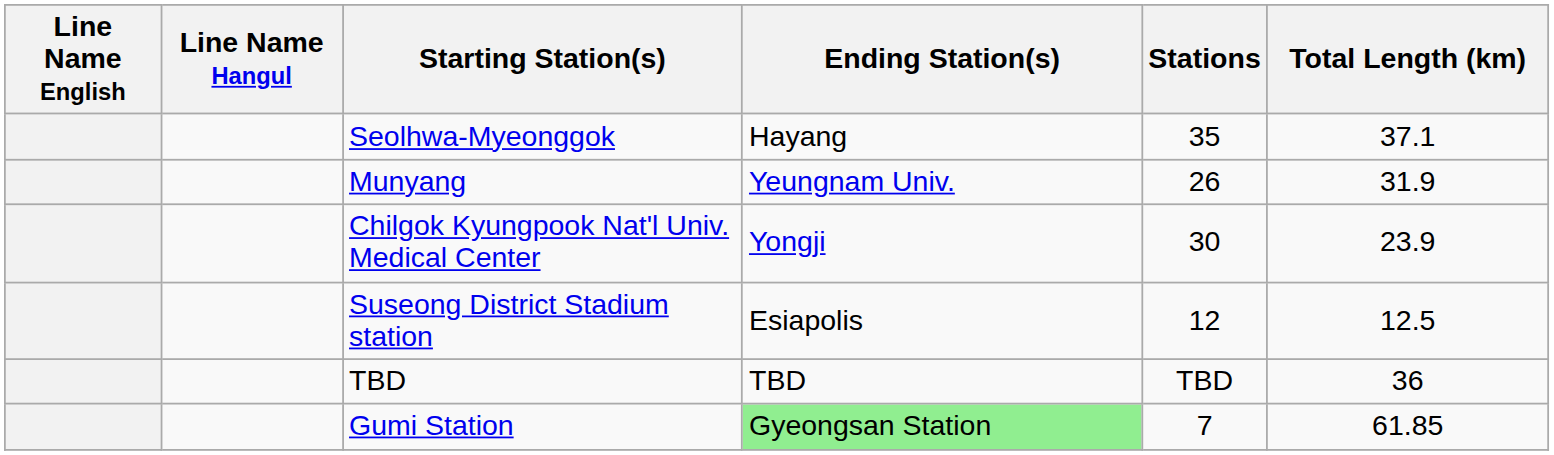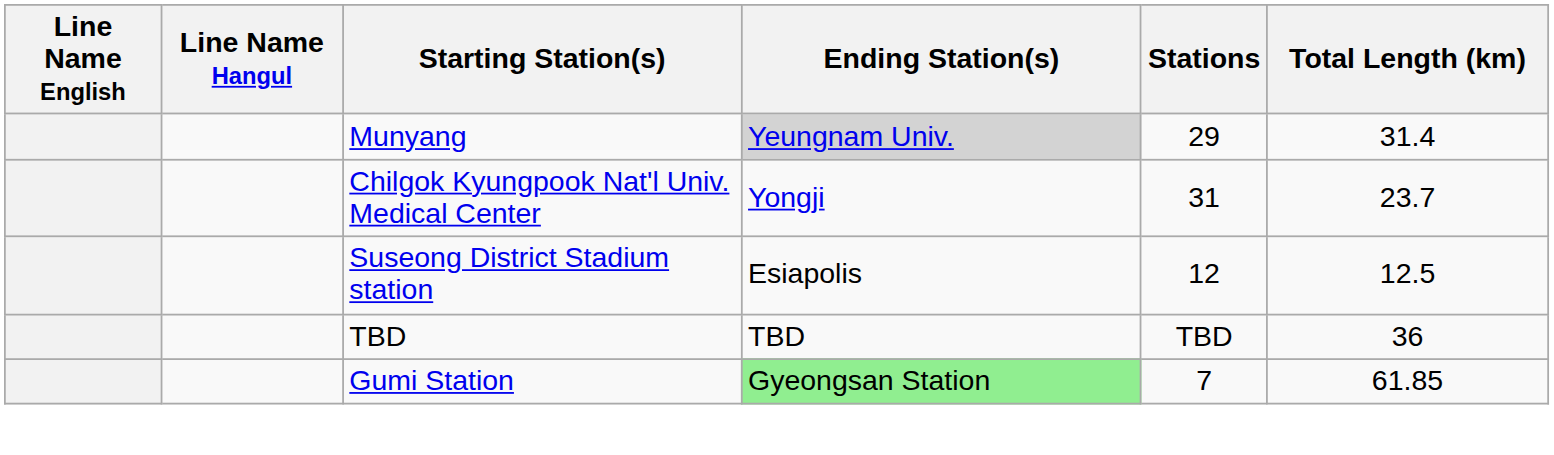- row: (482, 136)
(852, 181) no background -> (851, 136) lightgrey background
(1205, 181) 26 -> (1204, 136) 29
(1408, 181) 31.9 -> (1408, 136) 31.4
(1205, 242) 30 -> (1204, 197) 31
(1408, 242) 23.9 -> (1408, 197) 23.7
